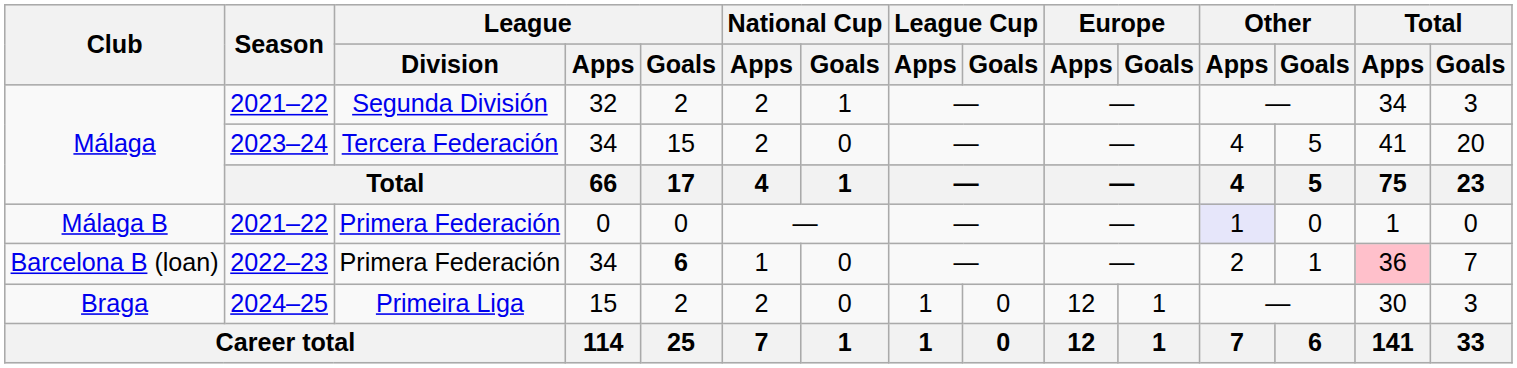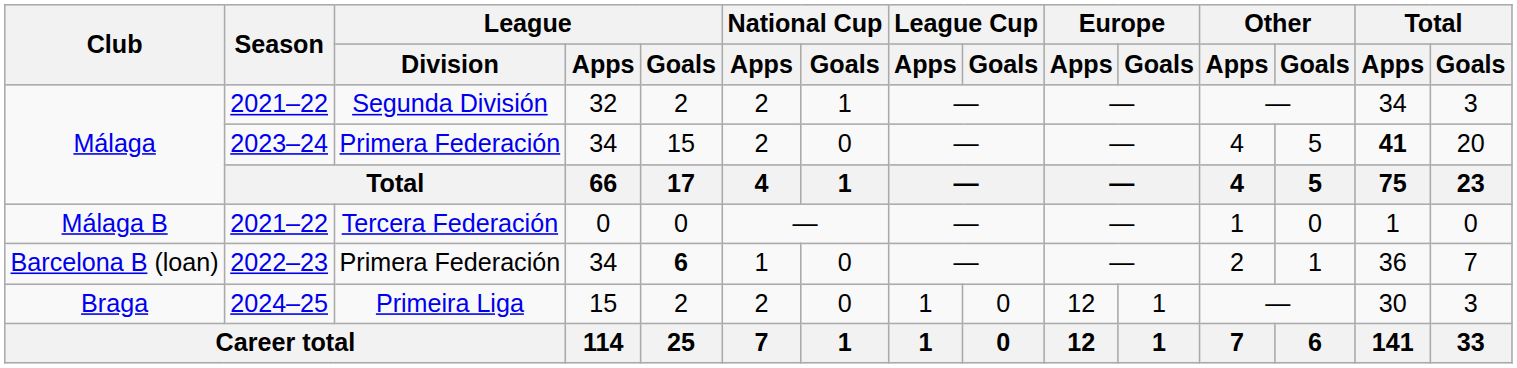(450, 143) Tercera Federación -> (450, 143) Primera Federación
(1393, 143) normal -> (1393, 143) bold
(450, 223) Primera Federación -> (450, 223) Tercera Federación
(1237, 223) lavender background -> (1237, 223) no background
(1393, 263) pink background -> (1393, 263) no background
